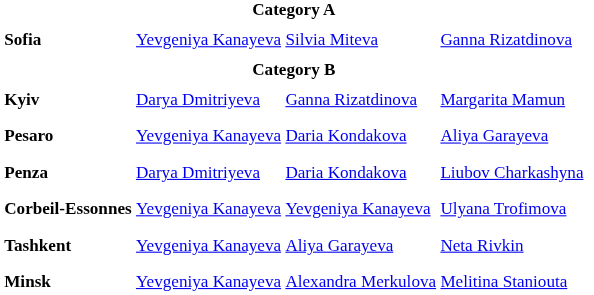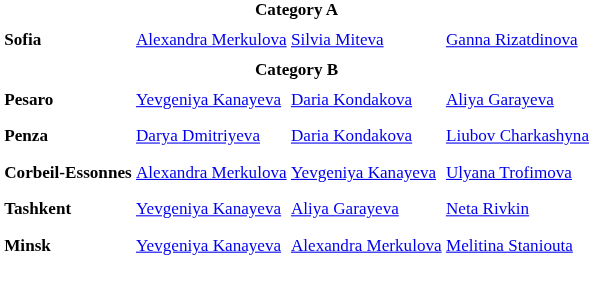(209, 39) Yevgeniya Kanayeva -> (211, 39) Alexandra Merkulova
- row: (22, 99)
(209, 208) Yevgeniya Kanayeva -> (211, 172) Alexandra Merkulova
